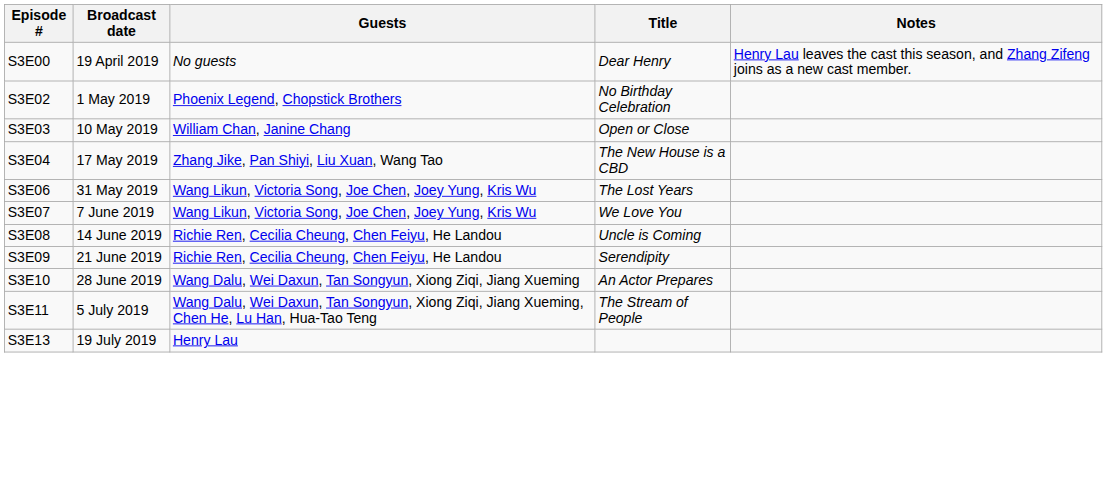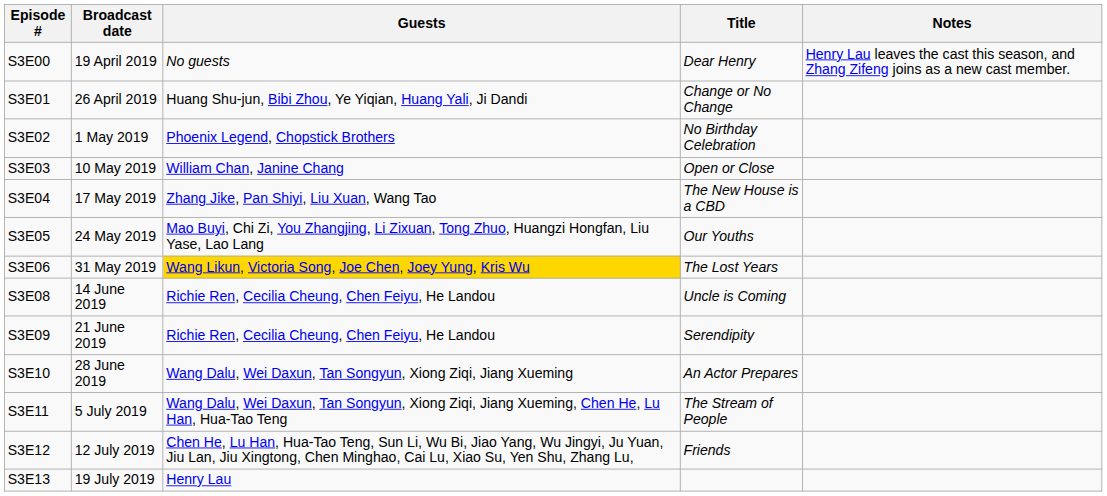+ row: (29, 99)
+ row: (29, 236)
(355, 190) no background -> (348, 267) gold background
- row: (29, 213)
+ row: (29, 449)
